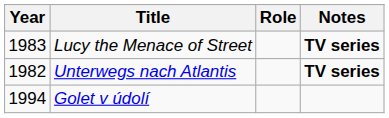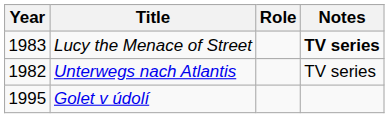(342, 71) bold -> (340, 71) normal
(27, 98) 1994 -> (27, 98) 1995
